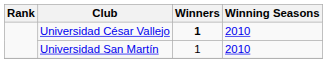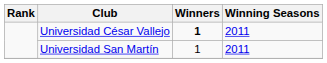(238, 31) 2010 -> (237, 31) 2011
(238, 49) 2010 -> (237, 49) 2011
